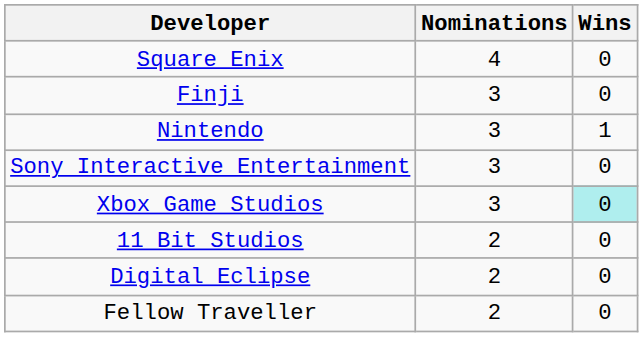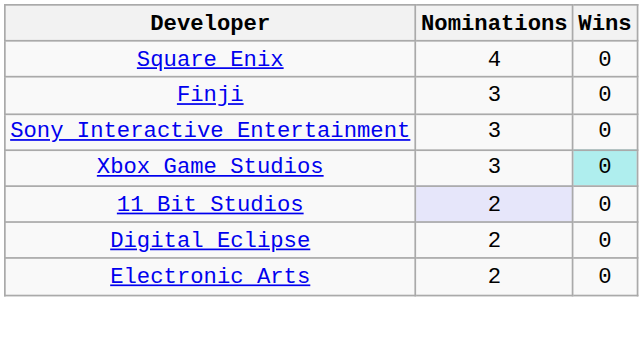- row: (210, 132)
(494, 240) no background -> (494, 204) lavender background
+ row: (210, 277)
- row: (210, 313)
